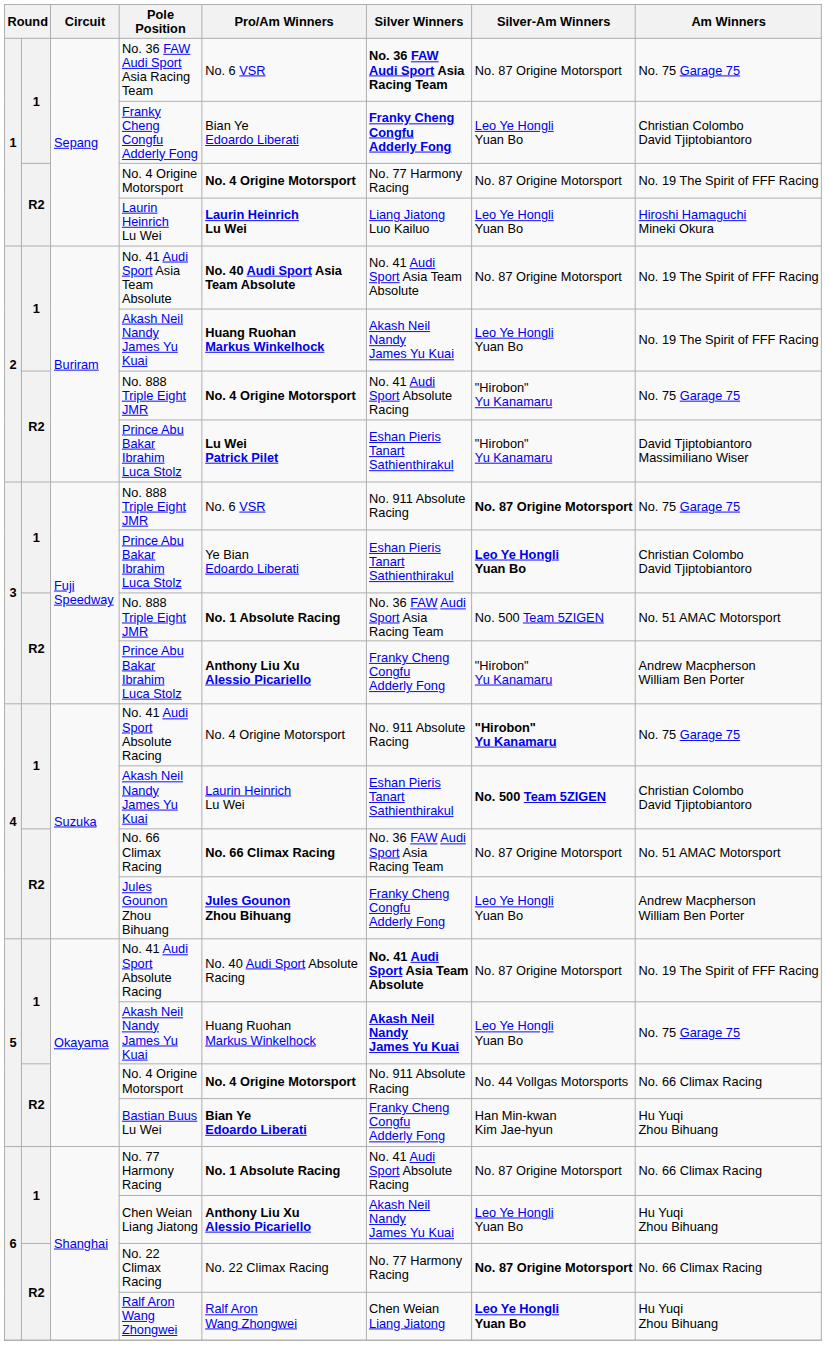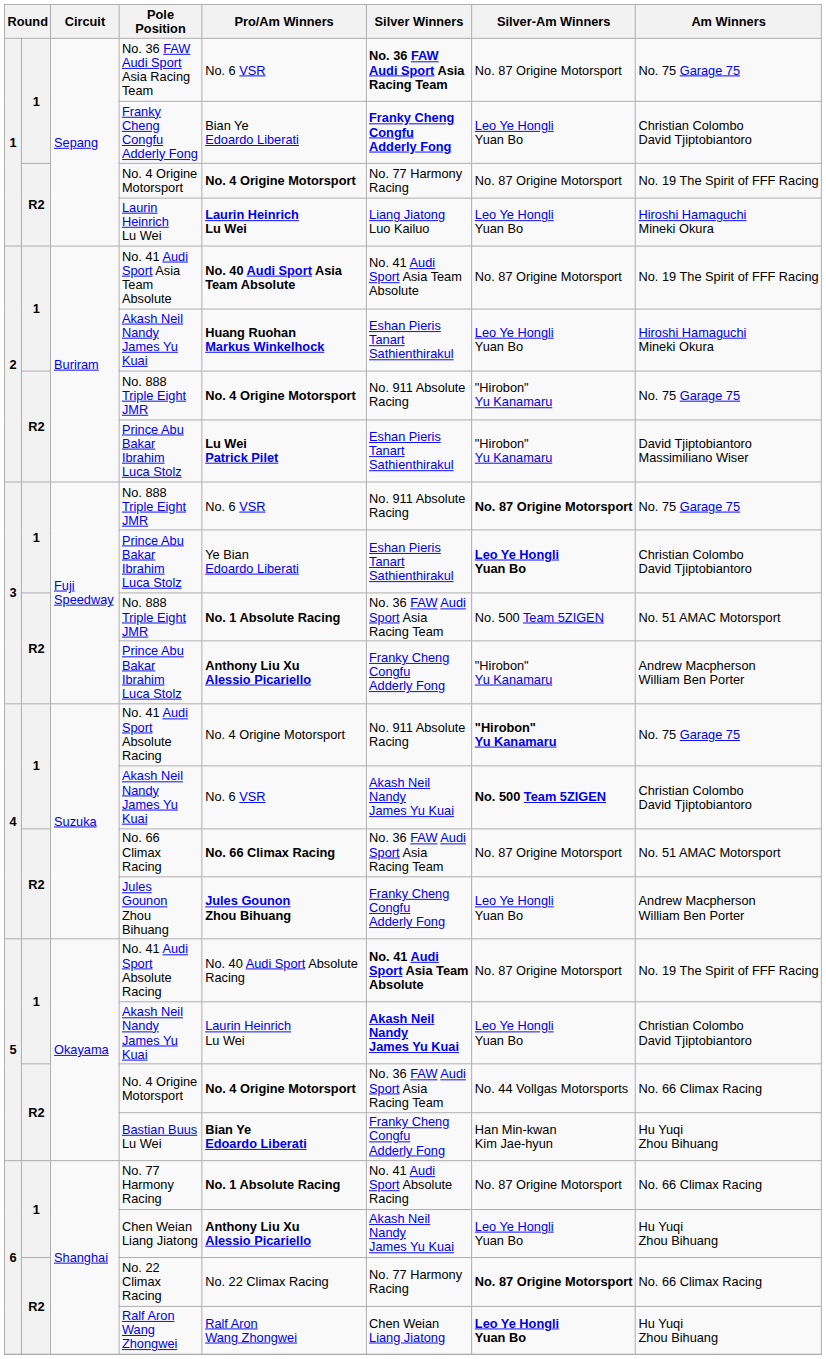(412, 339) Akash Neil Nandy James Yu Kuai -> (411, 339) Eshan Pieris Tanart Sathienthirakul
(729, 339) No. 19 The Spirit of FFF Racing -> (692, 339) Hiroshi Hamaguchi Mineki Okura
(411, 395) No. 41 Audi Sport Absolute Racing -> (417, 395) No. 911 Absolute Racing
(248, 797) Laurin Heinrich Lu Wei -> (235, 797) No. 6 VSR
(411, 797) Eshan Pieris Tanart Sathienthirakul -> (412, 797) Akash Neil Nandy James Yu Kuai
(261, 1033) Huang Ruohan Markus Winkelhock -> (248, 1033) Laurin Heinrich Lu Wei
(689, 1033) No. 75 Garage 75 -> (695, 1033) Christian Colombo David Tjiptobiantoro
(417, 1081) No. 911 Absolute Racing -> (417, 1088) No. 36 FAW Audi Sport Asia Racing Team
